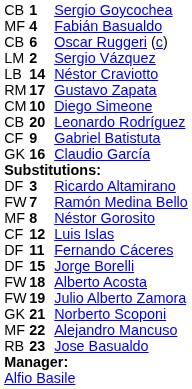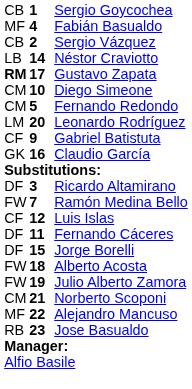- row: (111, 42)
(14, 58) LM -> (14, 42) CB
(15, 90) normal -> (15, 74) bold
+ row: (116, 106)
(14, 122) CB -> (14, 122) LM
- row: (105, 218)
(15, 314) GK -> (15, 298) CM
